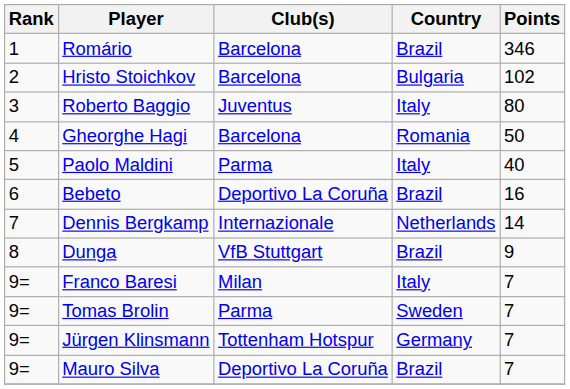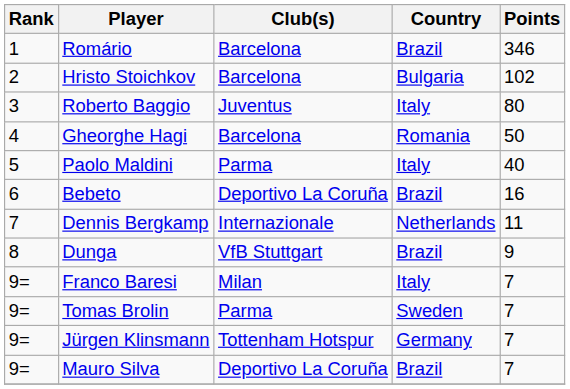(514, 223) 14 -> (514, 223) 11
